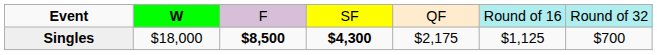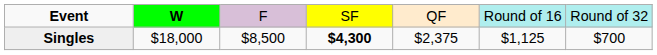(263, 39) bold -> (263, 39) normal
(436, 39) $2,175 -> (436, 39) $2,375
